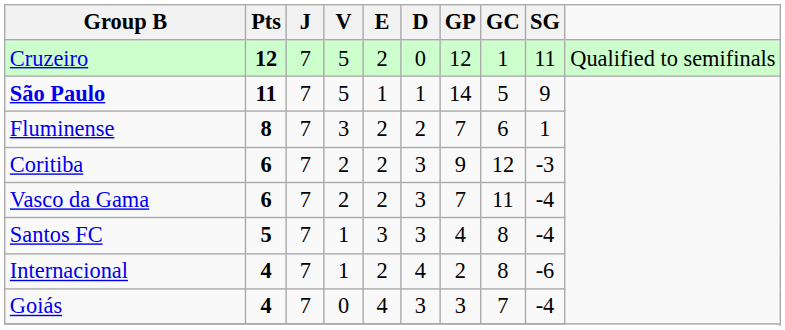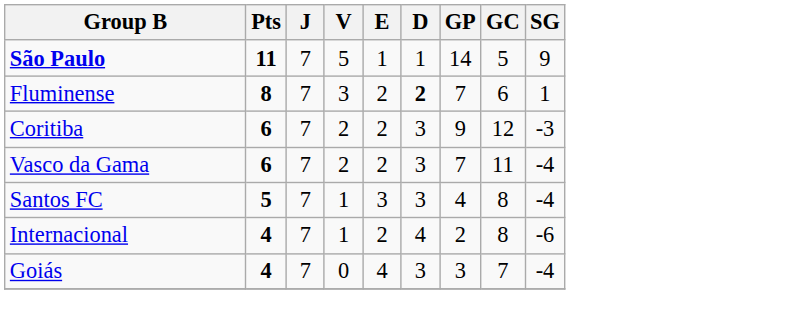- row: (49, 57)
(420, 128) normal -> (420, 93) bold
